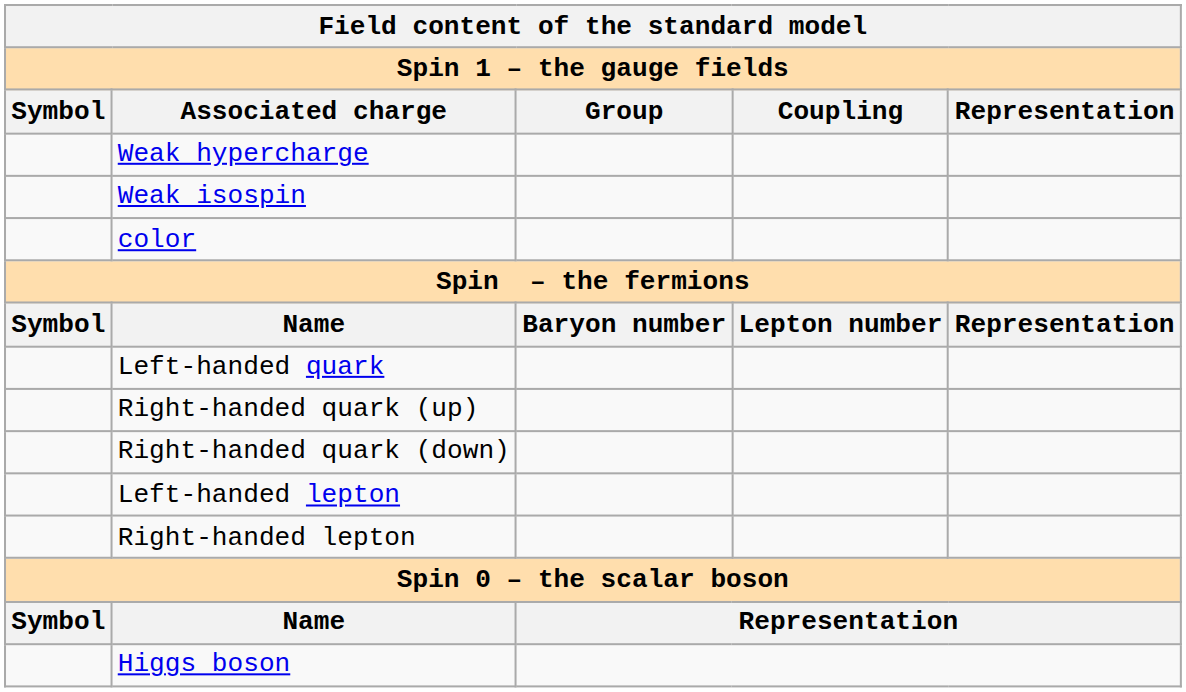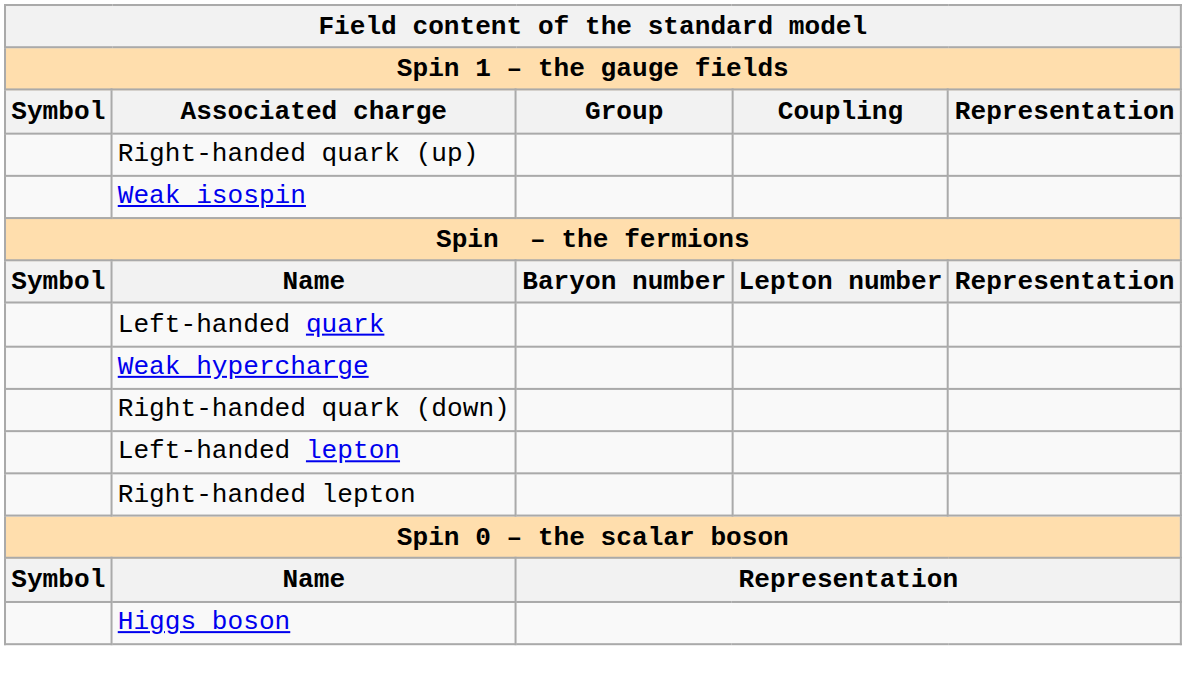rows swapped: (243, 154) <-> (298, 410)
- row: (157, 239)
